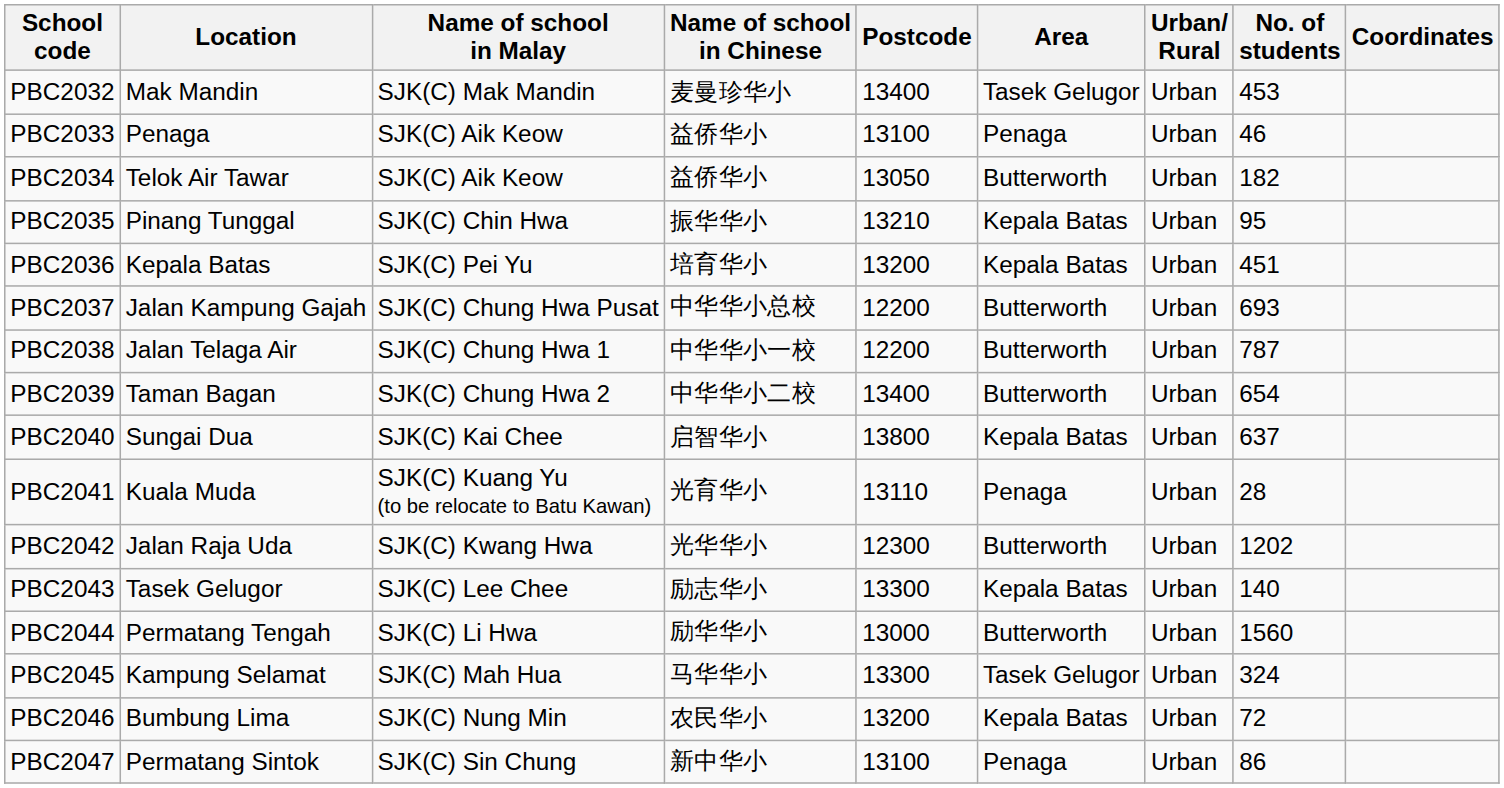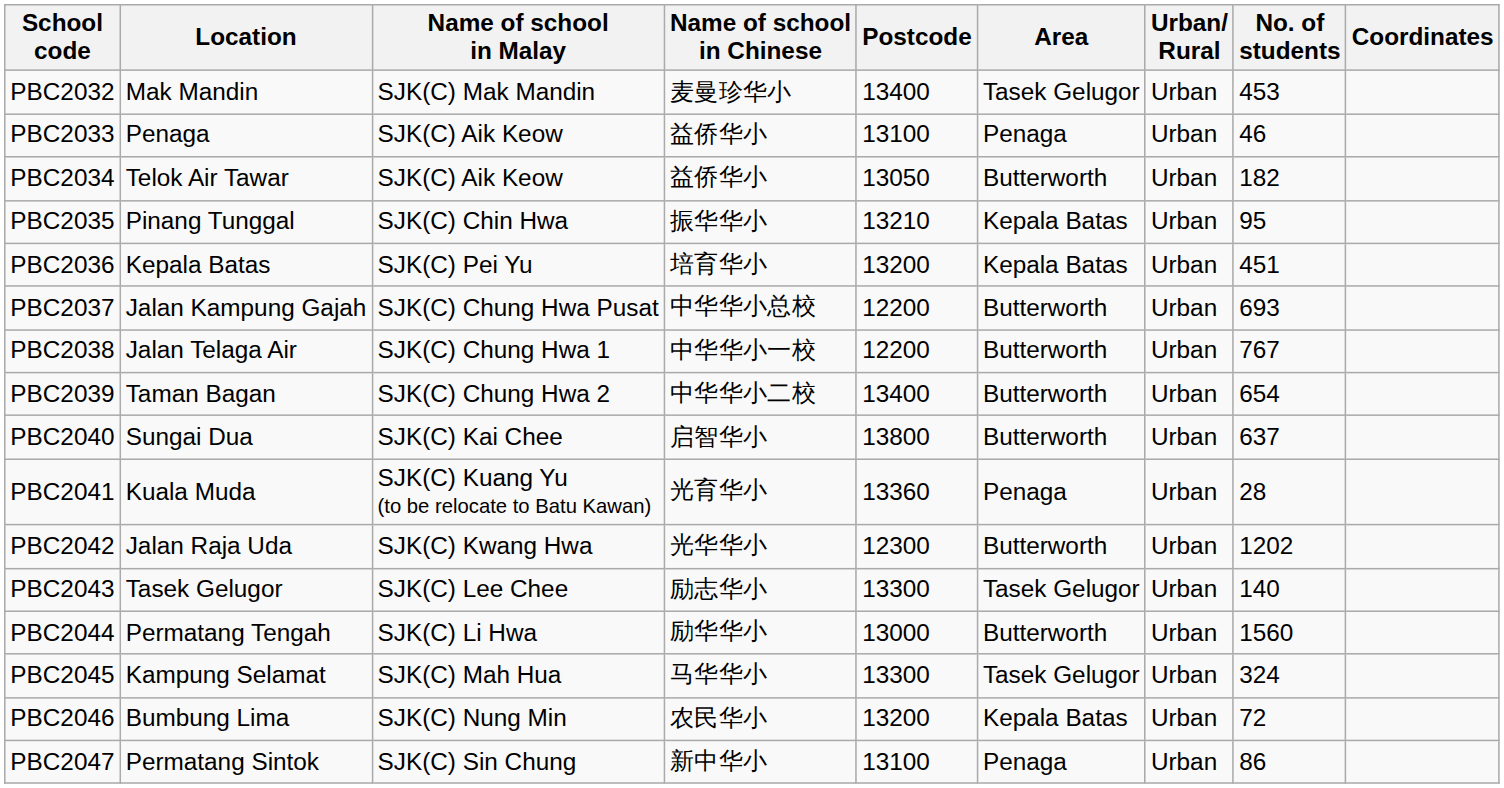(1259, 350) 787 -> (1259, 350) 767
(1055, 437) Kepala Batas -> (1045, 437) Butterworth
(895, 491) 13110 -> (896, 491) 13360
(1055, 589) Kepala Batas -> (1061, 589) Tasek Gelugor
